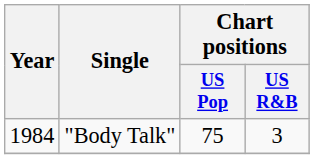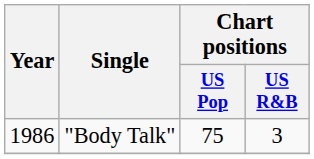(32, 135) 1984 -> (32, 135) 1986
